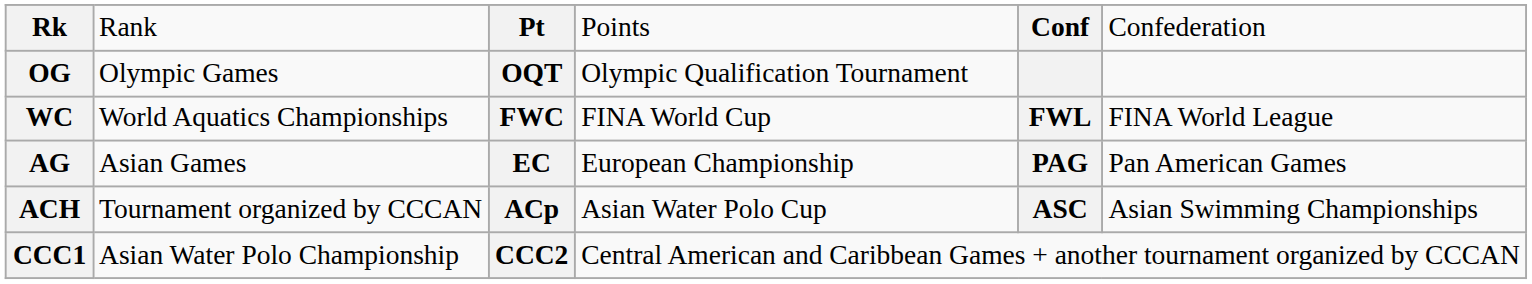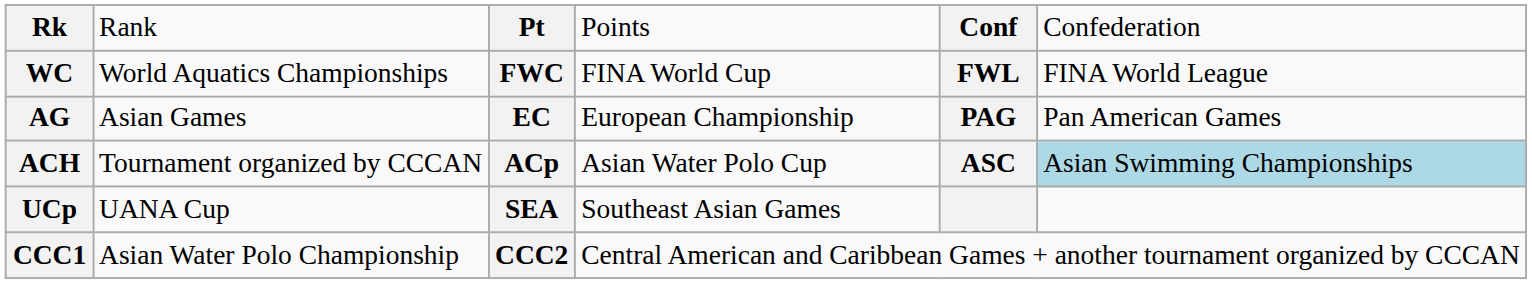- row: (50, 72)
(1293, 209) no background -> (1228, 163) lightblue background
+ row: (50, 209)
